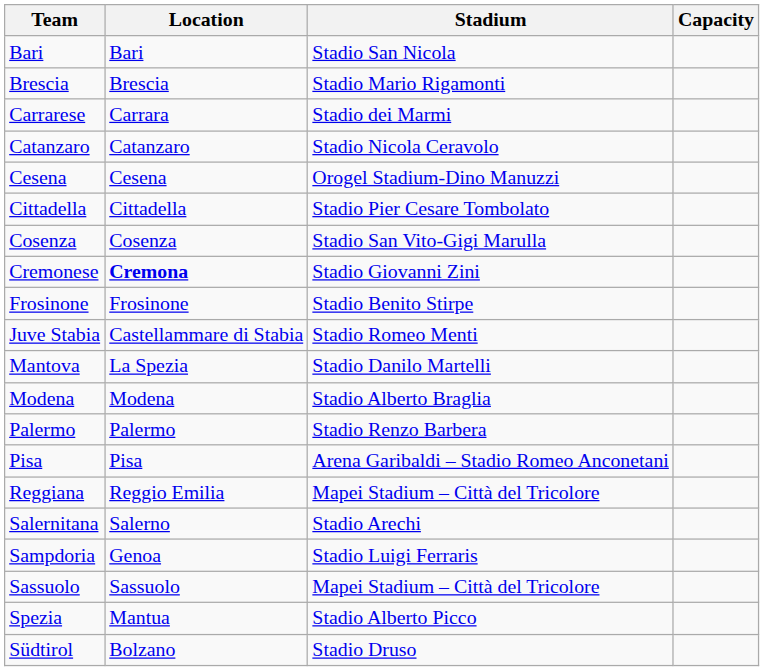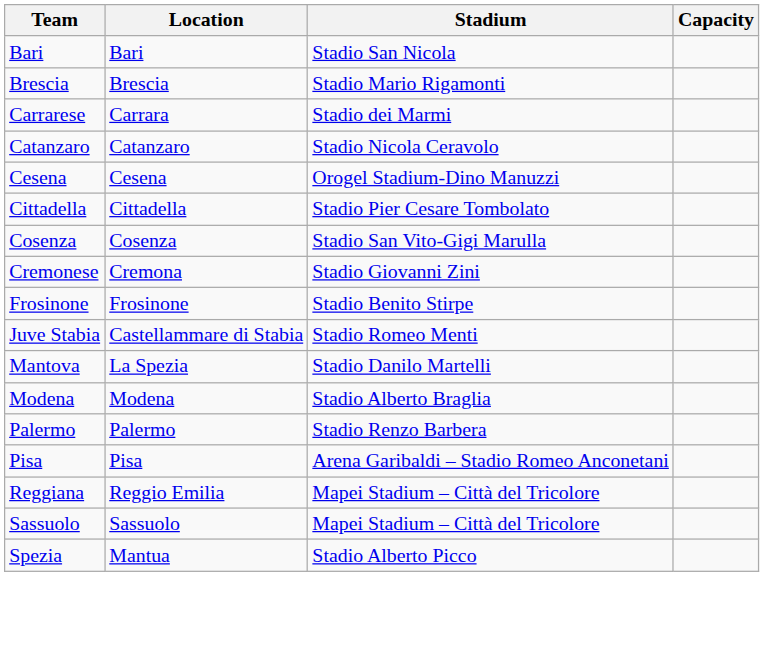(149, 271) bold -> (146, 271) normal
- row: (54, 523)
- row: (52, 555)
- row: (41, 649)
